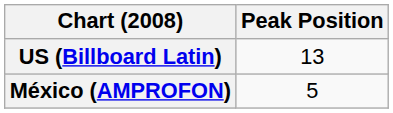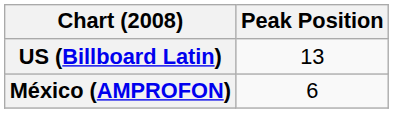(312, 90) 5 -> (312, 90) 6
